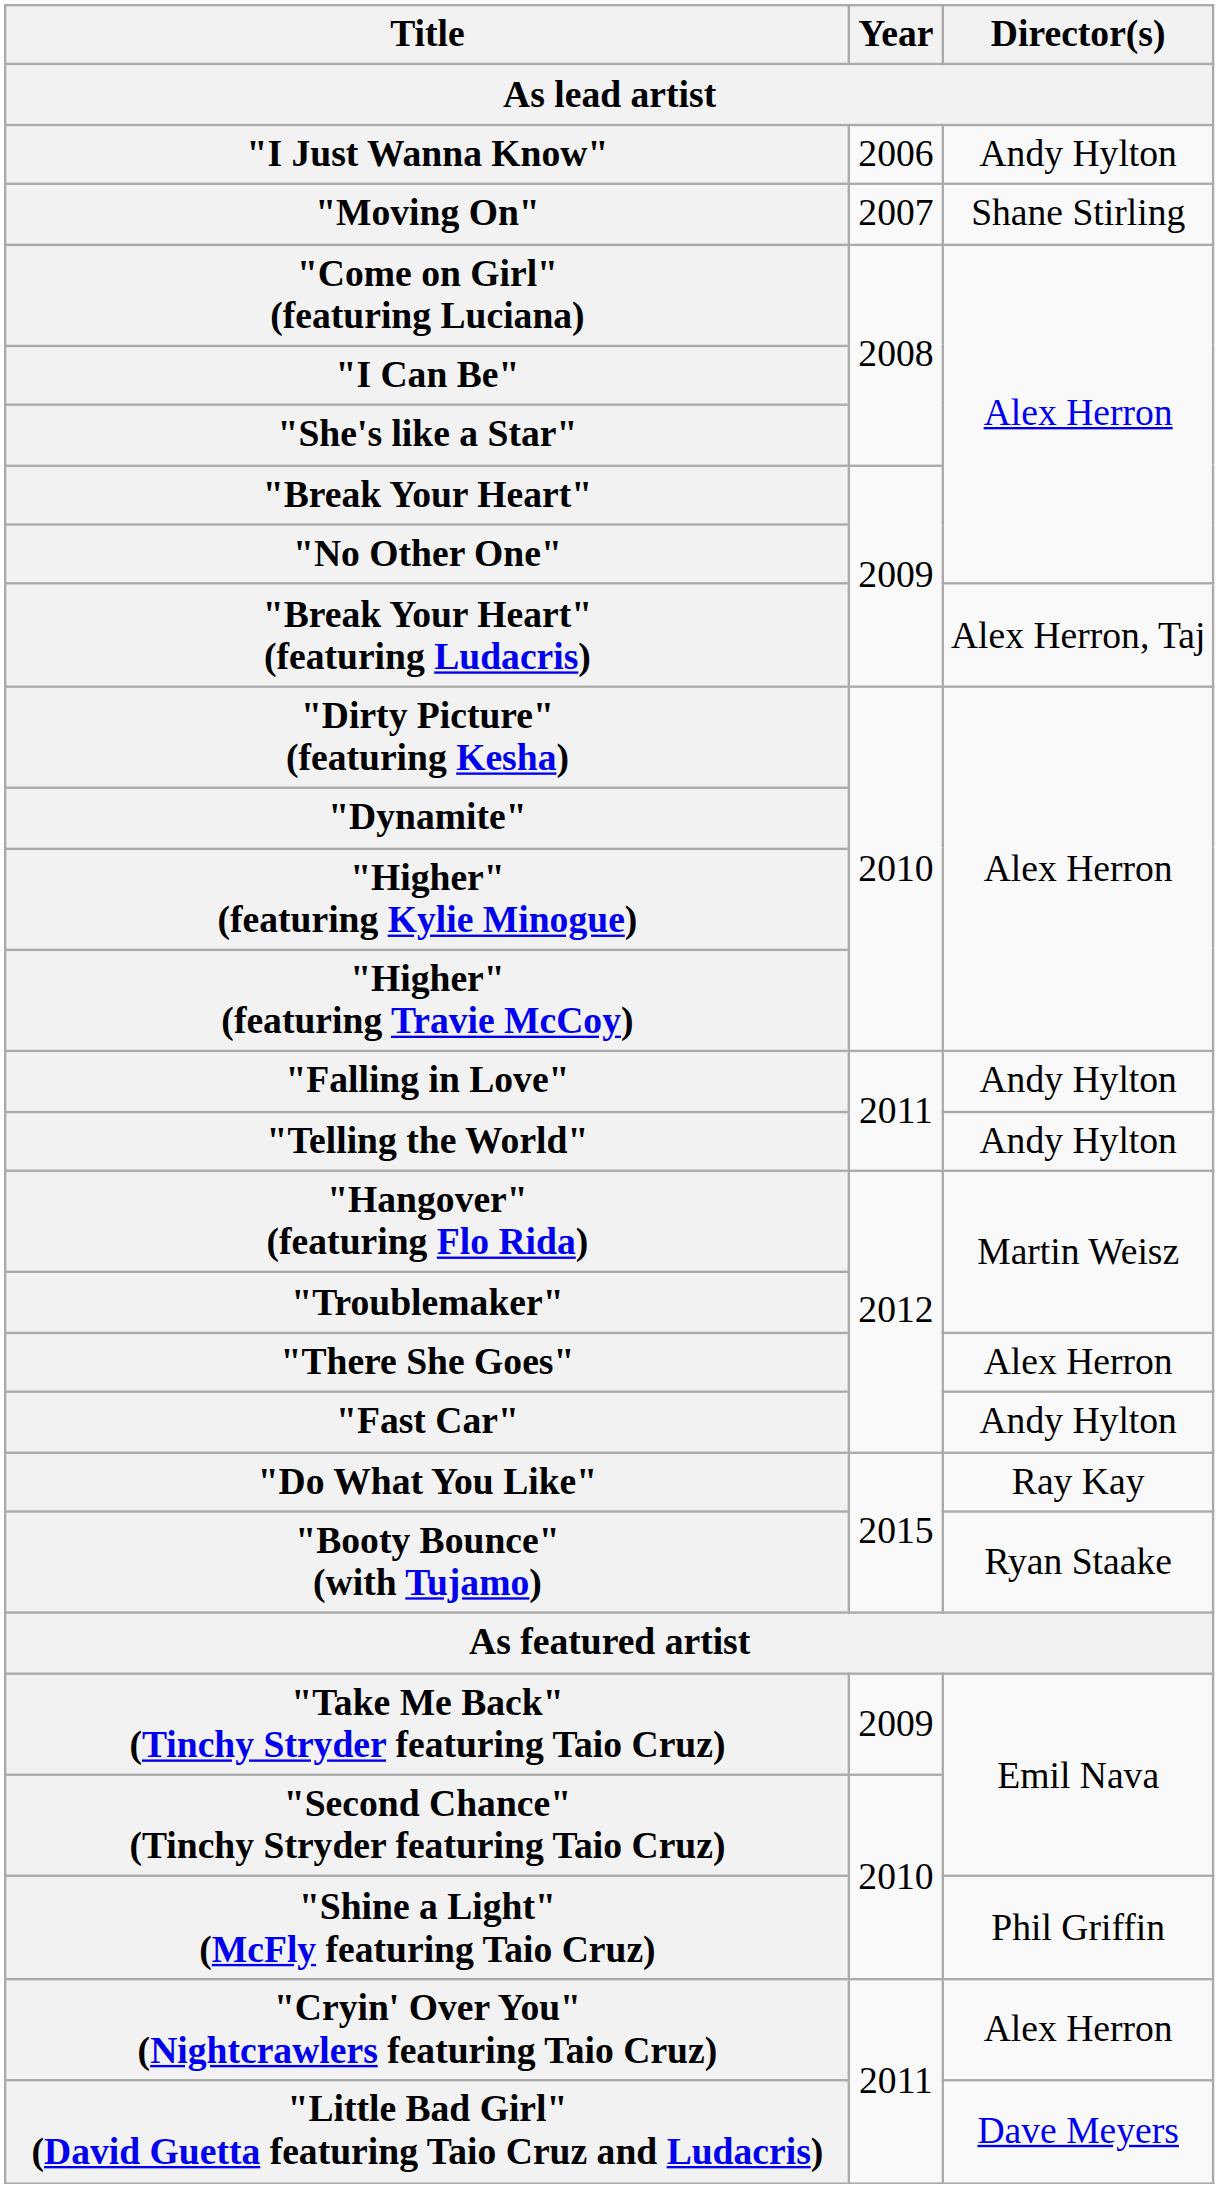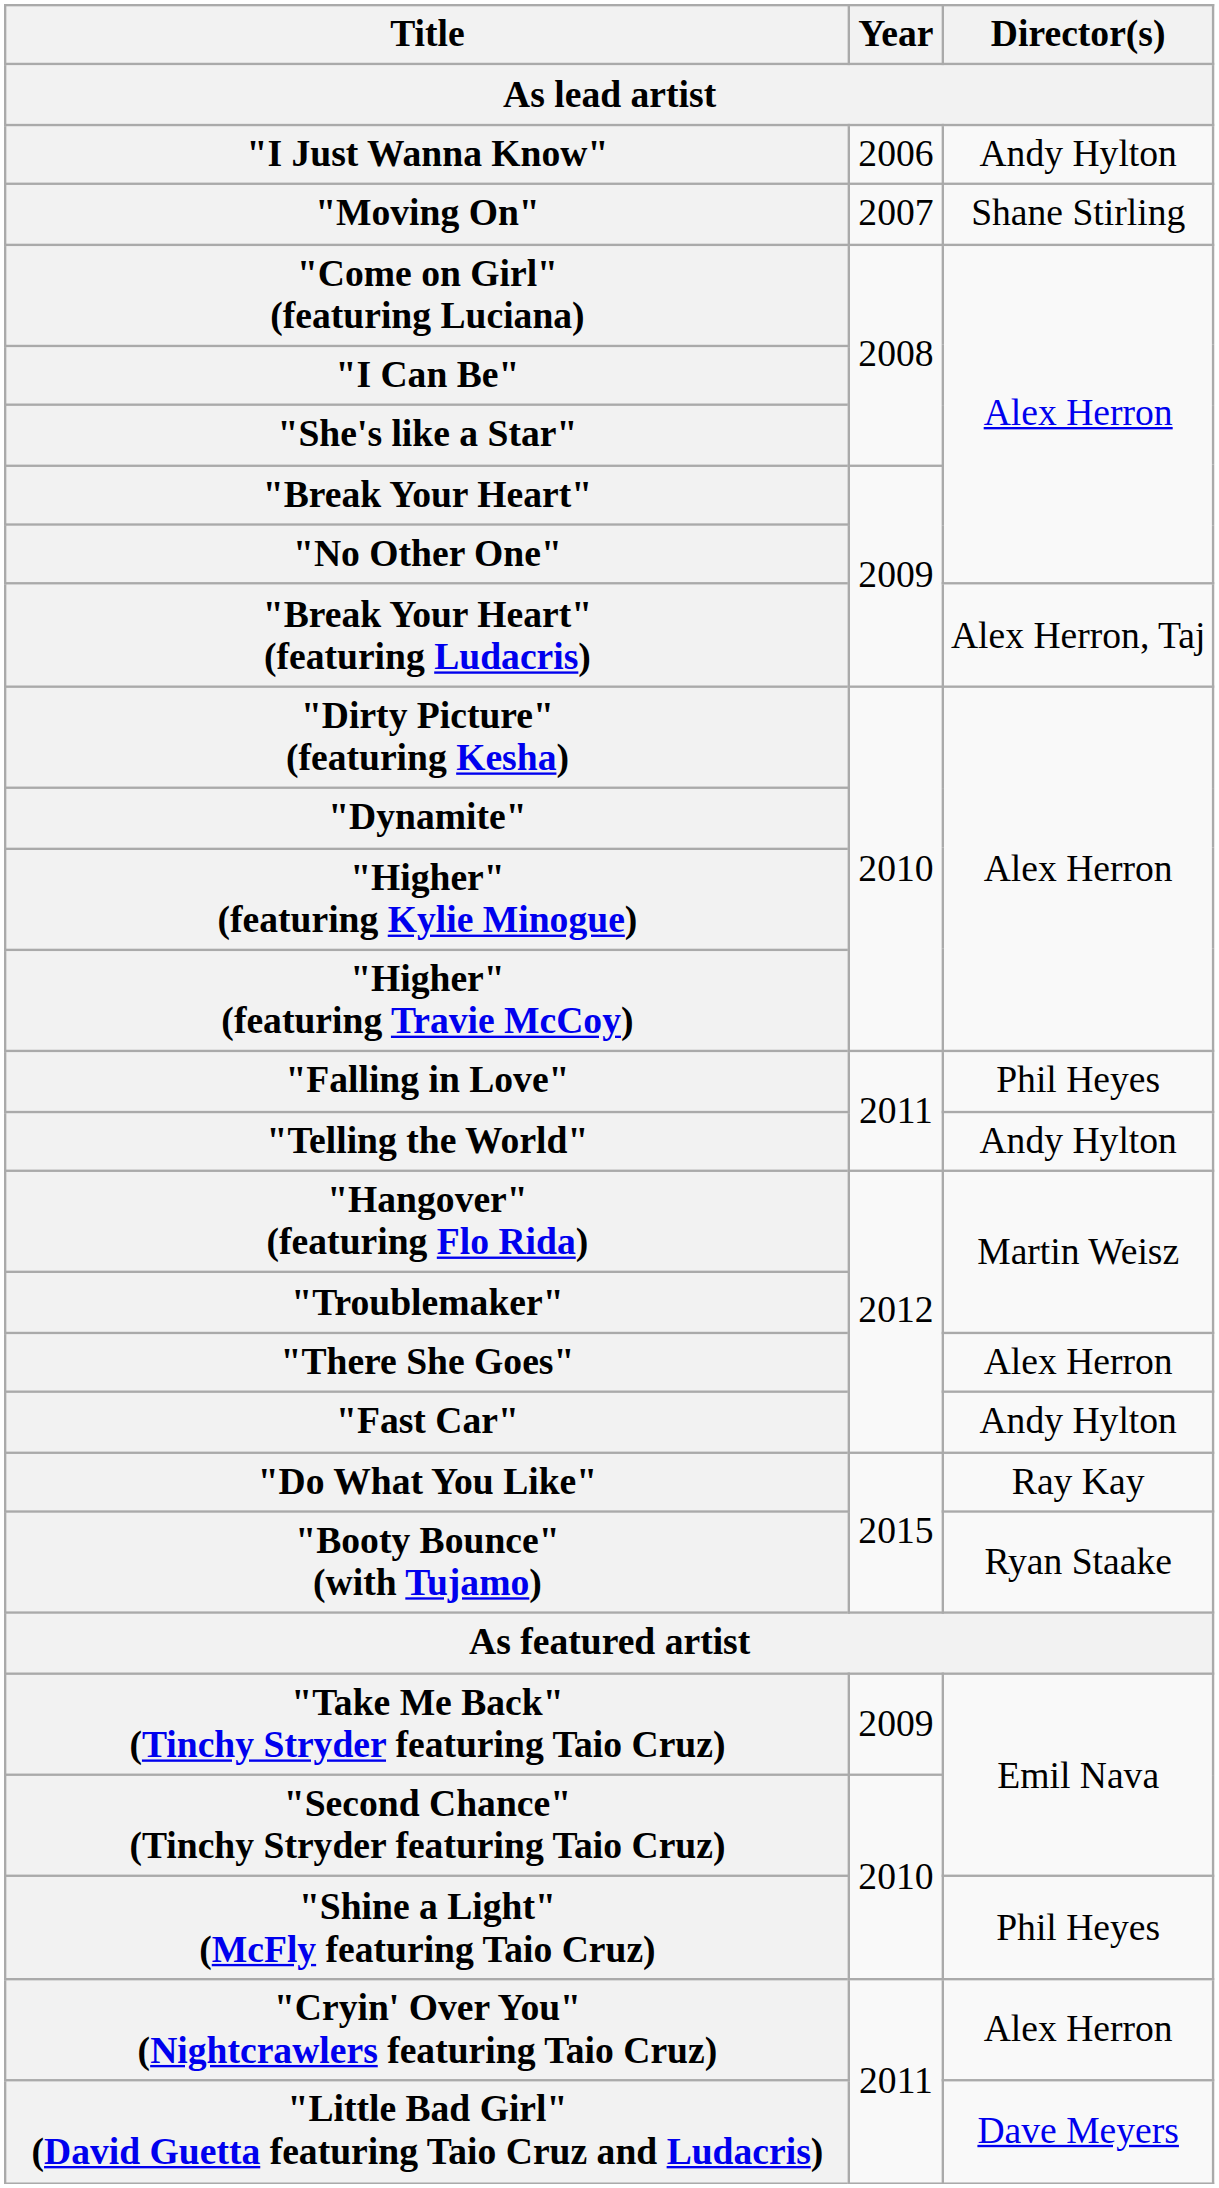(1078, 1080) Andy Hylton -> (1078, 1080) Phil Heyes
(1078, 1926) Phil Griffin -> (1078, 1926) Phil Heyes
